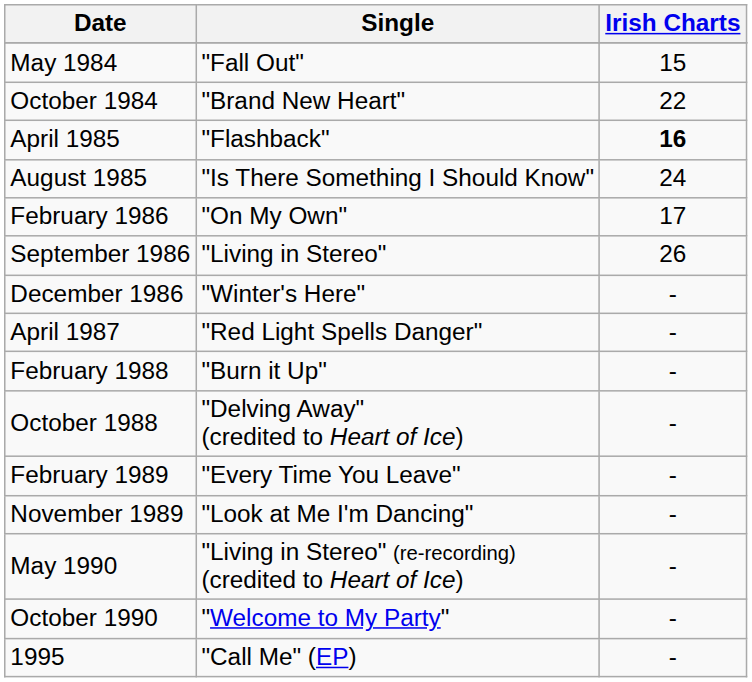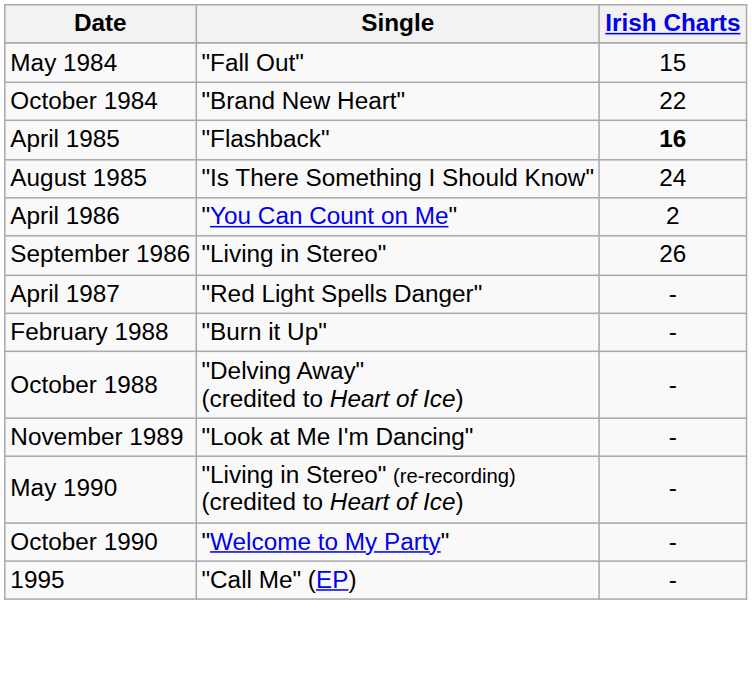- row: (89, 216)
+ row: (65, 216)
- row: (97, 293)
- row: (89, 475)
